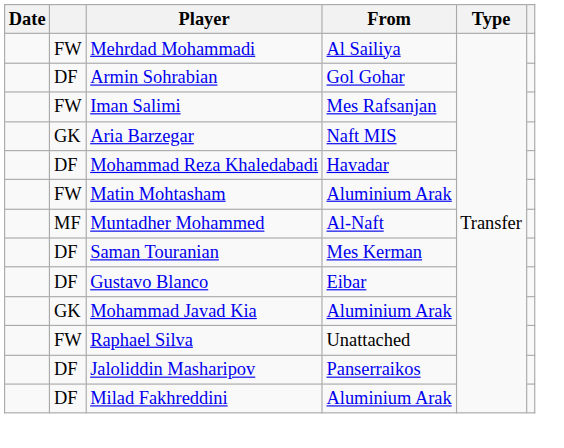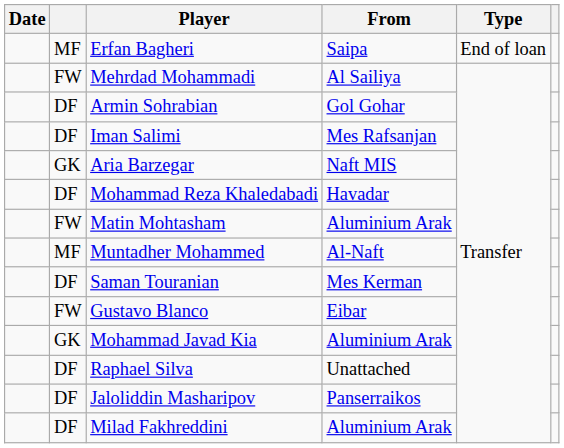+ row: (142, 48)
(68, 106) FW -> (66, 135) DF
(66, 281) DF -> (68, 310) FW
(68, 340) FW -> (66, 369) DF
